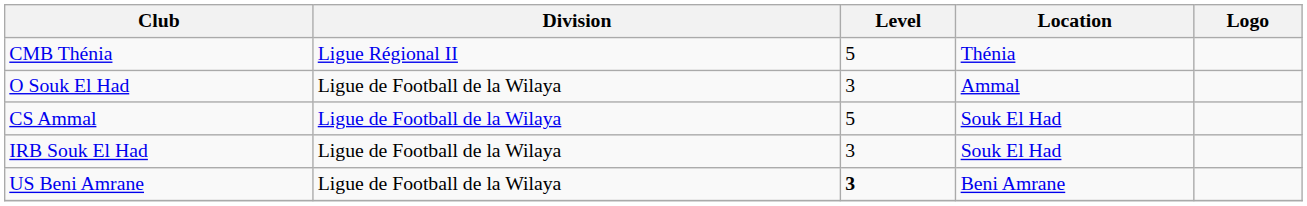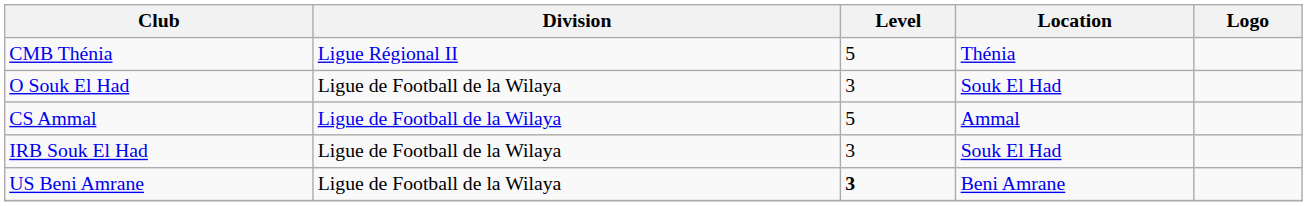(990, 86) Ammal -> (1011, 86) Souk El Had
(1011, 118) Souk El Had -> (990, 118) Ammal
